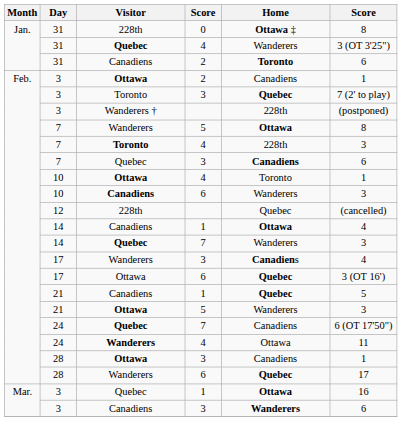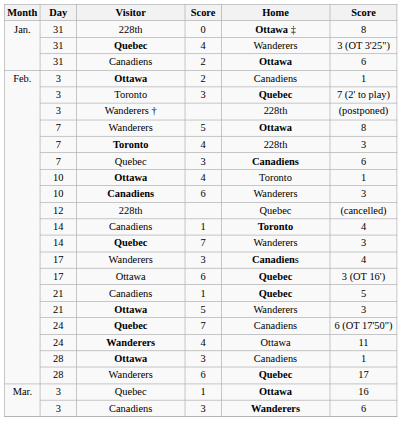(275, 62) Toronto -> (275, 62) Ottawa
(275, 227) Ottawa -> (275, 227) Toronto
